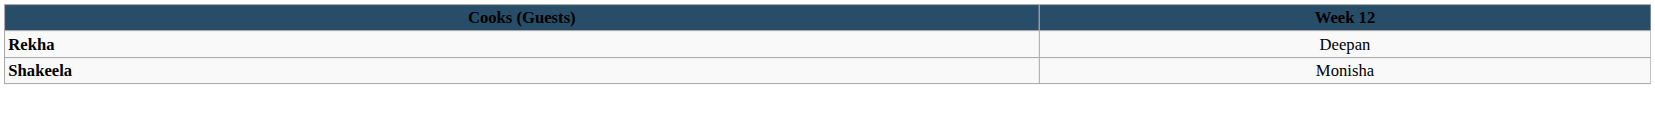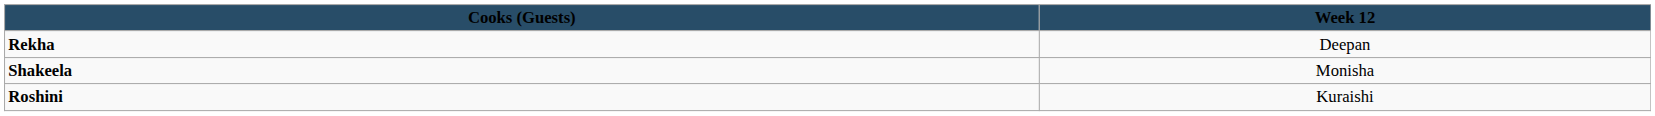+ row: (36, 96)
